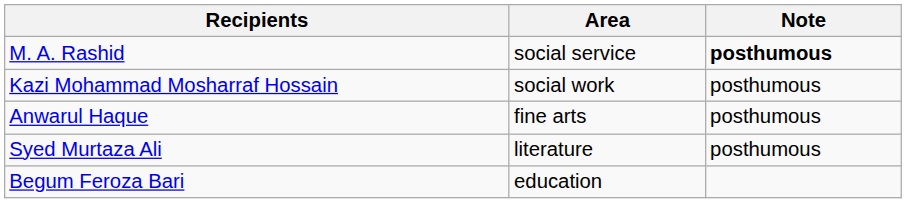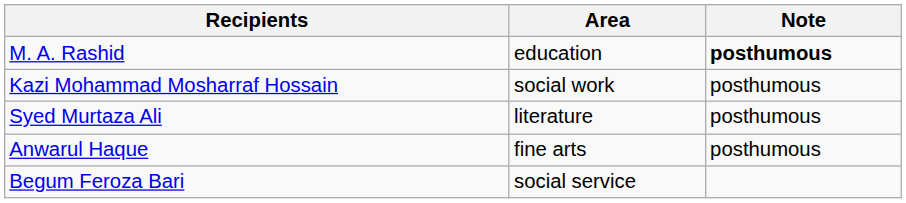(575, 52) social service -> (558, 52) education
rows swapped: (86, 149) <-> (79, 117)
(558, 181) education -> (575, 181) social service
